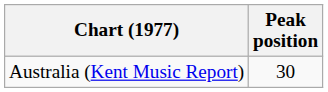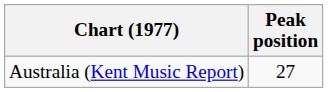(286, 71) 30 -> (286, 71) 27
